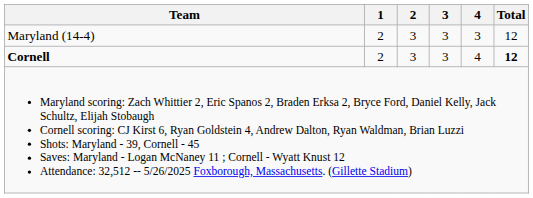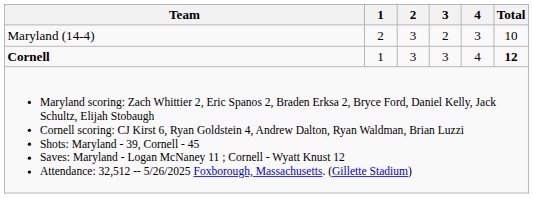(445, 35) 3 -> (445, 35) 2
(511, 35) 12 -> (511, 35) 10
(381, 56) 2 -> (381, 56) 1
